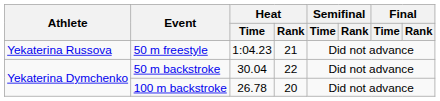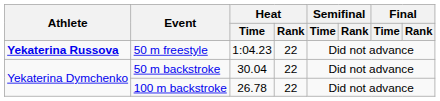(59, 50) normal -> (63, 50) bold
(291, 50) 21 -> (291, 50) 22
(291, 88) 20 -> (291, 88) 22
